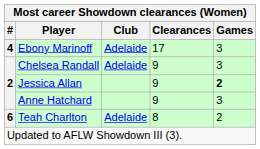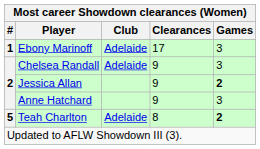(10, 48) 4 -> (10, 48) 1
(10, 118) 6 -> (10, 118) 5
(219, 118) normal -> (219, 118) bold
